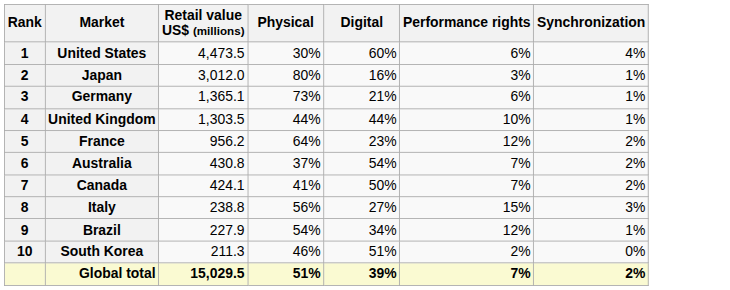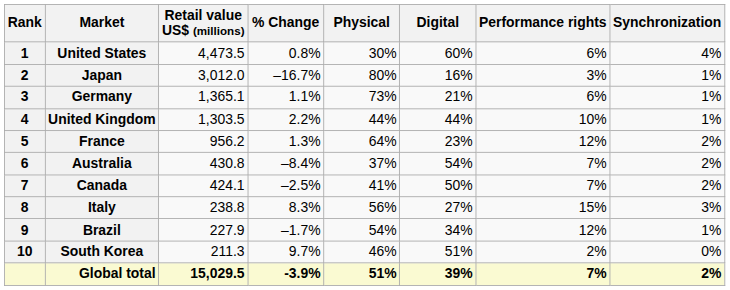+ column: (286, 23)
